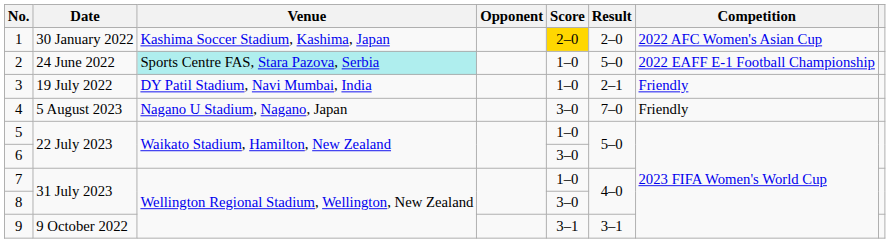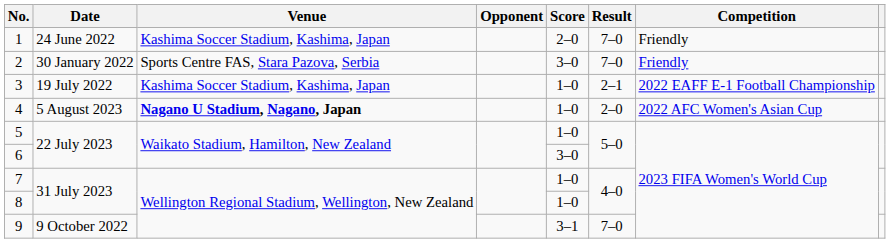(85, 39) 30 January 2022 -> (76, 39) 24 June 2022
(567, 39) gold background -> (567, 39) no background
(612, 39) 2–0 -> (612, 39) 7–0
(730, 39) 2022 AFC Women's Asian Cup -> (663, 39) Friendly
(76, 62) 24 June 2022 -> (85, 62) 30 January 2022
(260, 62) paleturquoise background -> (260, 62) no background
(567, 62) 1–0 -> (567, 62) 3–0
(612, 62) 5–0 -> (612, 62) 7–0
(757, 62) 2022 EAFF E-1 Football Championship -> (663, 62) Friendly
(256, 86) DY Patil Stadium, Navi Mumbai, India -> (265, 86) Kashima Soccer Stadium, Kashima, Japan
(663, 86) Friendly -> (757, 86) 2022 EAFF E-1 Football Championship
(244, 109) normal -> (251, 109) bold
(567, 109) 3–0 -> (567, 109) 1–0
(612, 109) 7–0 -> (612, 109) 2–0
(663, 109) Friendly -> (730, 109) 2022 AFC Women's Asian Cup
(567, 202) 3–0 -> (567, 202) 1–0
(612, 226) 3–1 -> (612, 226) 7–0
